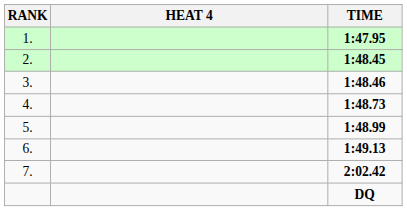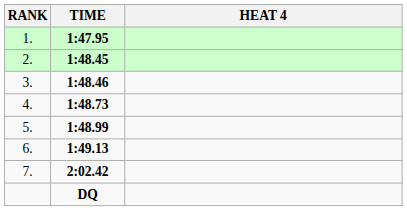columns swapped: (189, 16) <-> (365, 16)
